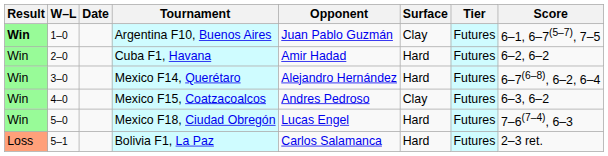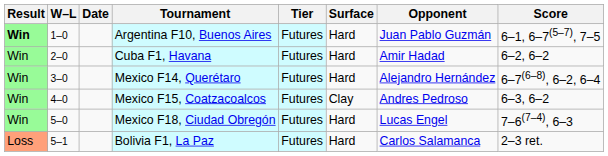columns swapped: (474, 14) <-> (339, 14)
(415, 35) Clay -> (342, 35) Hard
